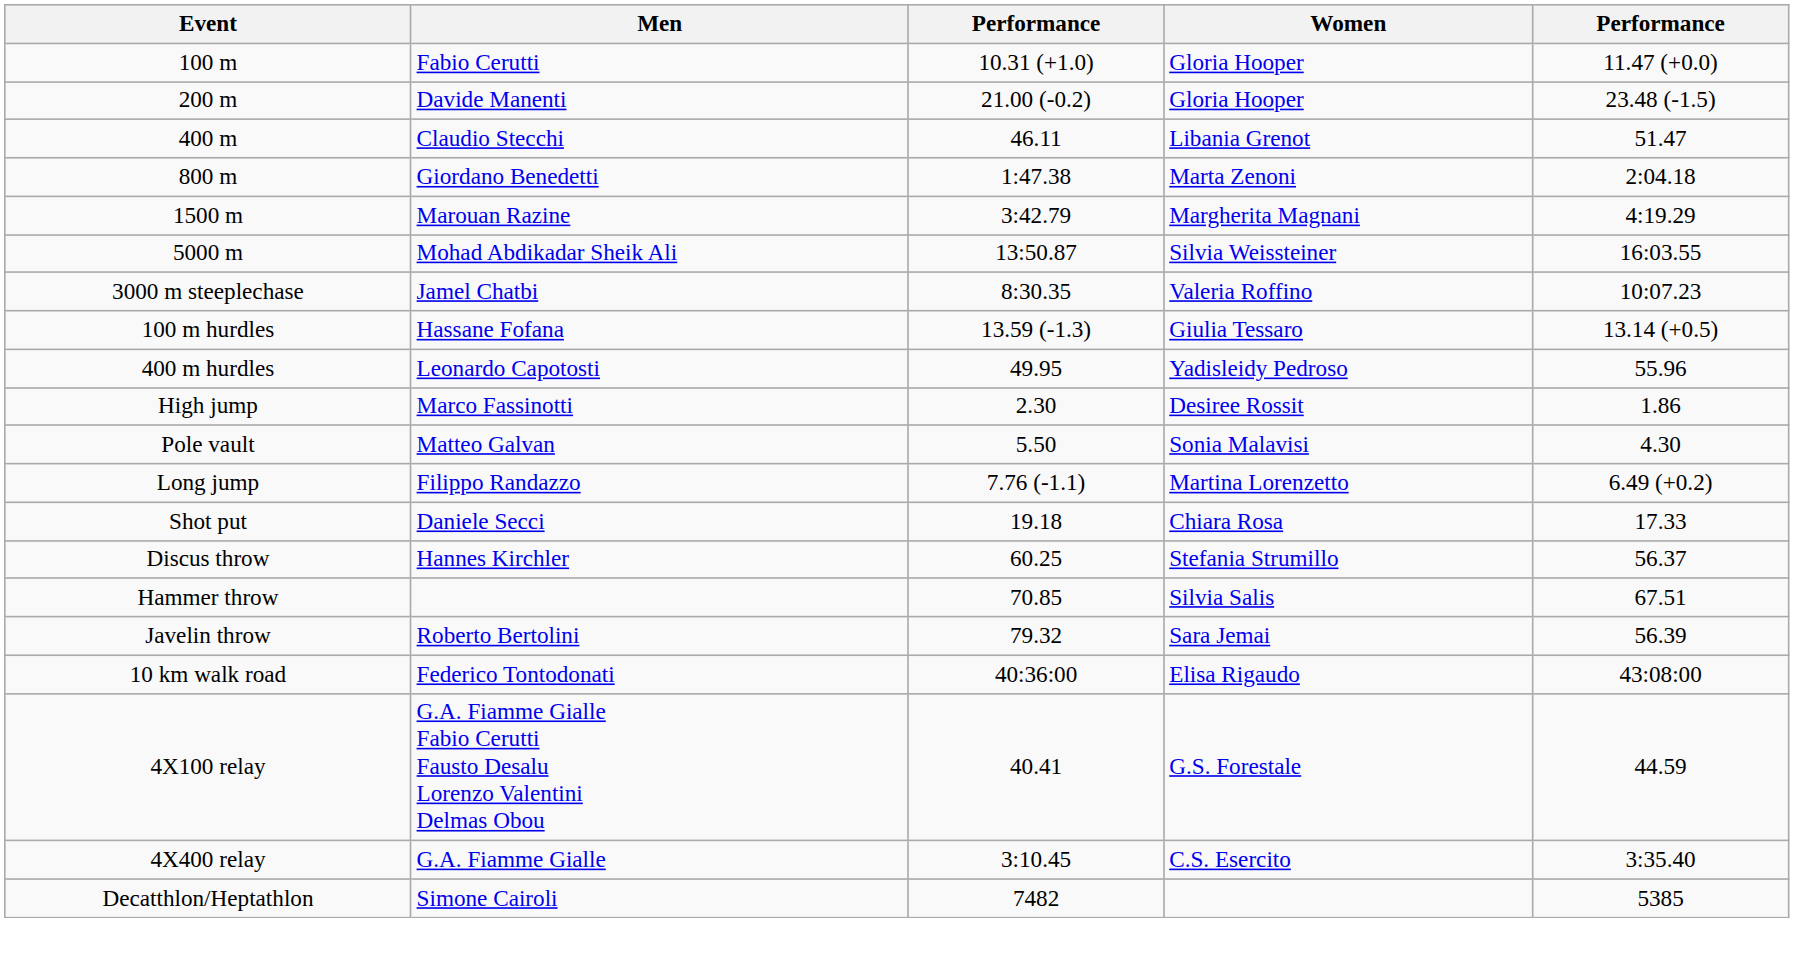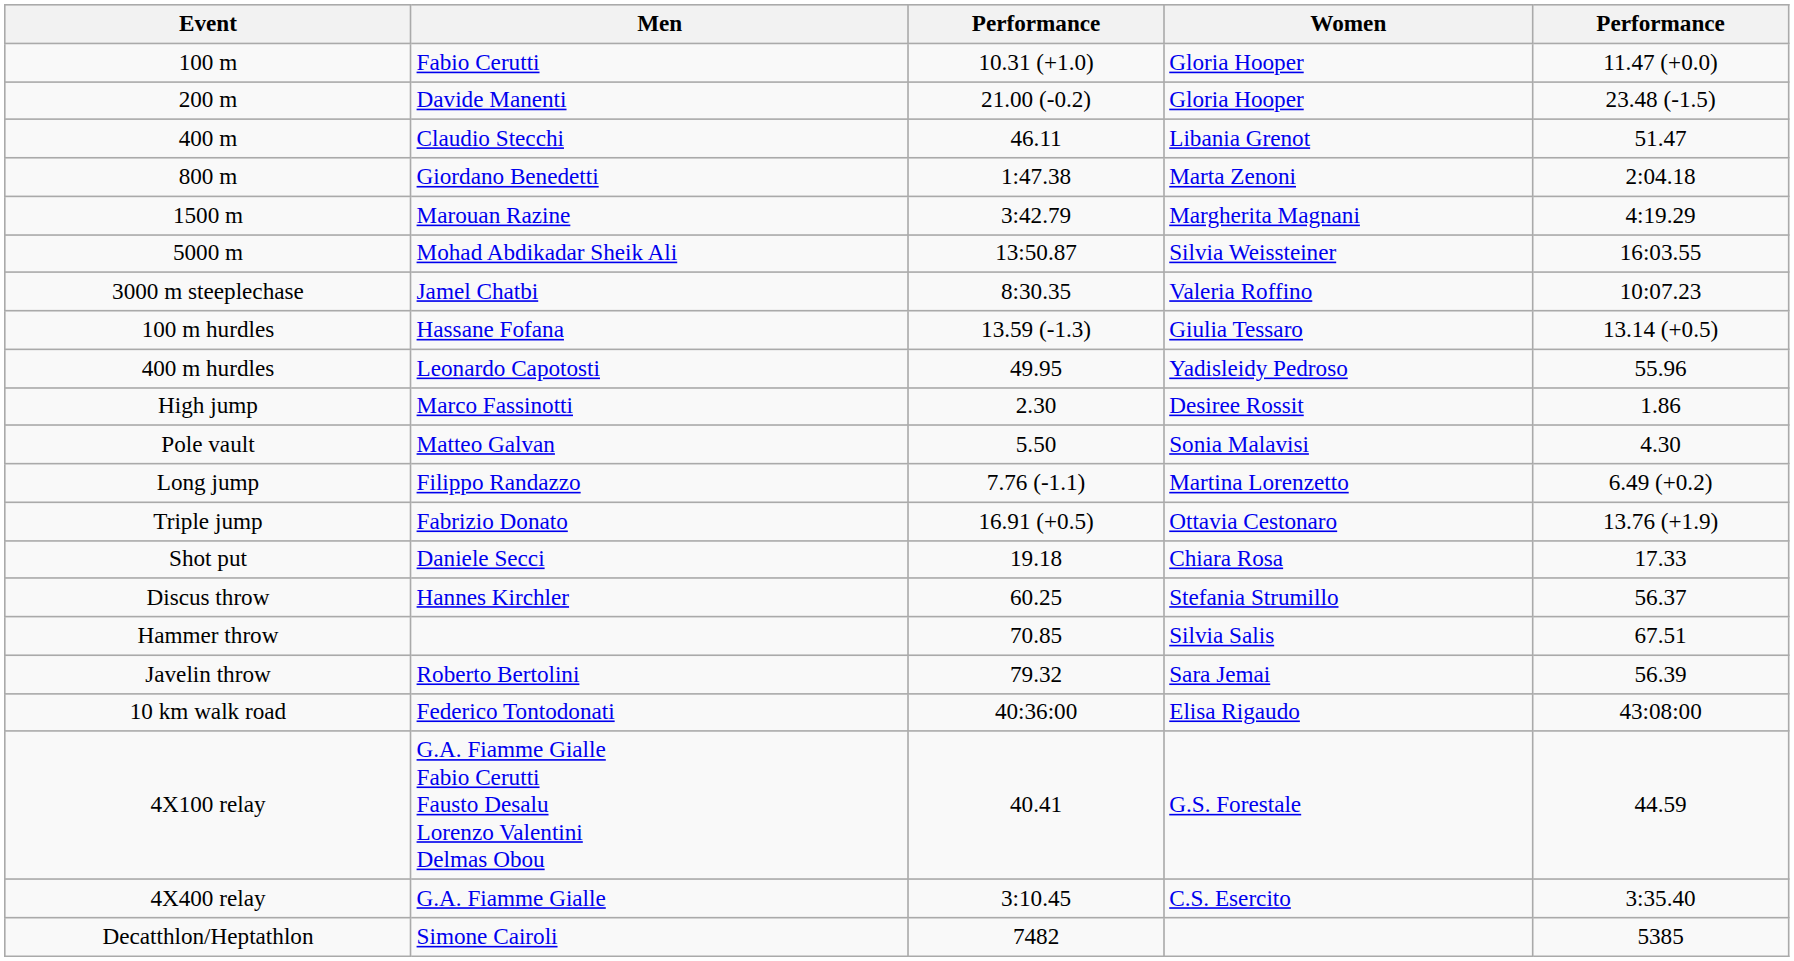+ row: (208, 521)
